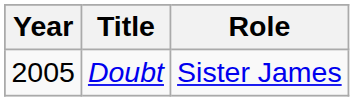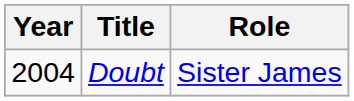(43, 72) 2005 -> (43, 72) 2004
